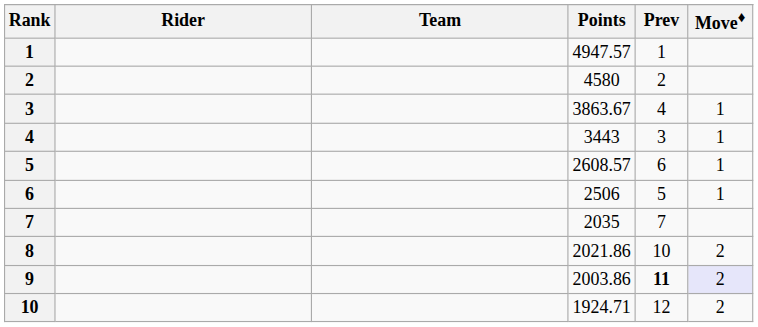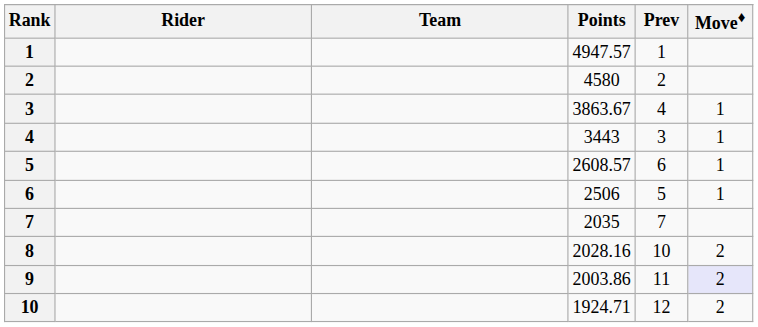(602, 250) 2021.86 -> (602, 250) 2028.16
(661, 279) bold -> (661, 279) normal
